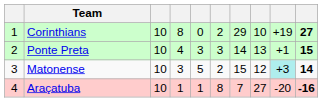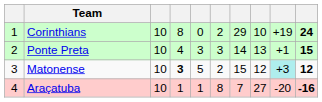(306, 32) 27 -> (306, 32) 24
(180, 69) normal -> (180, 69) bold
(306, 69) 14 -> (306, 69) 12
